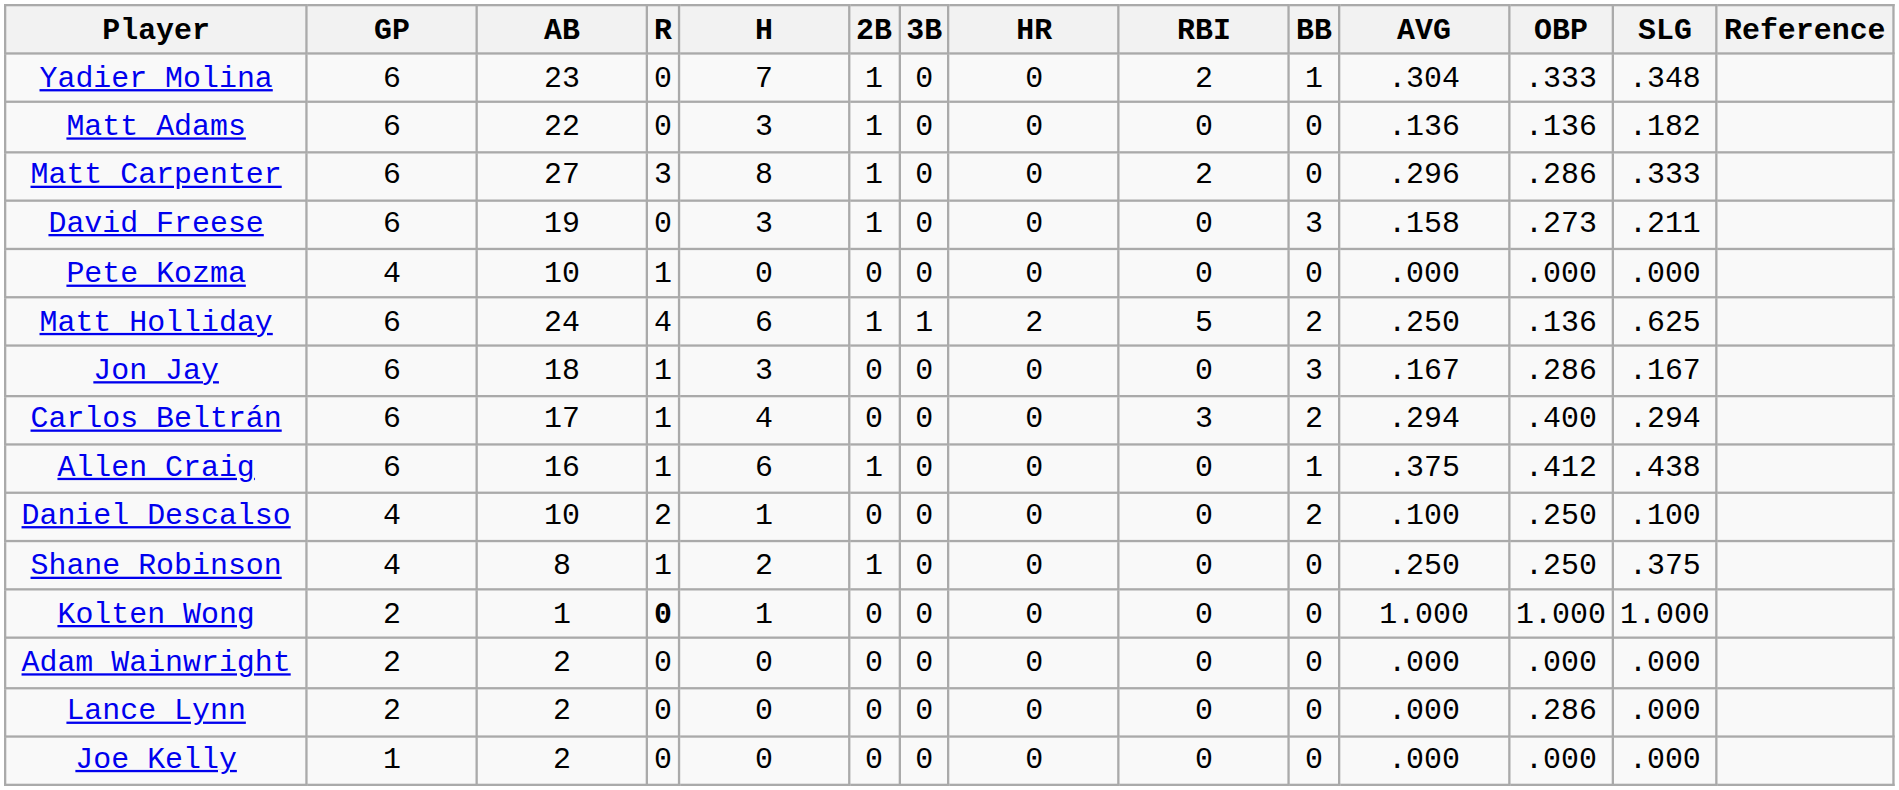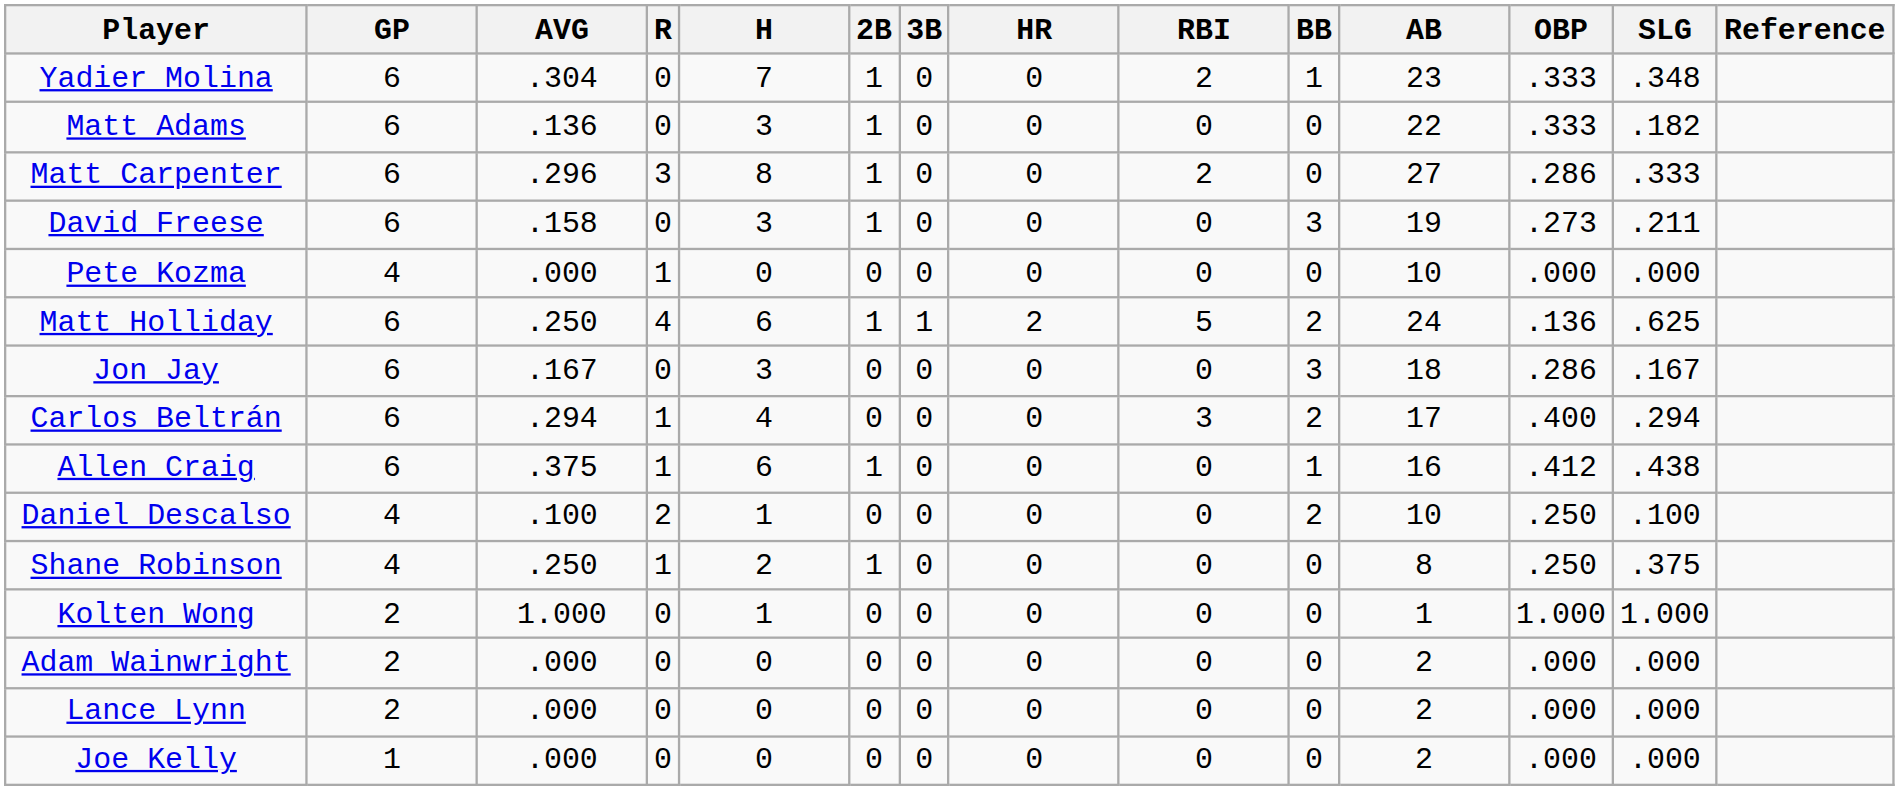columns swapped: (562, 30) <-> (1424, 30)
(1561, 127) .136 -> (1561, 127) .333
(663, 371) 1 -> (663, 371) 0
(663, 614) bold -> (663, 614) normal
(1561, 712) .286 -> (1561, 712) .000
